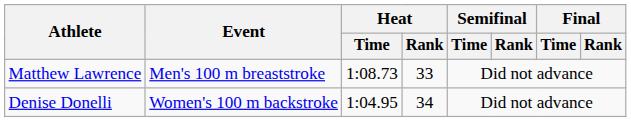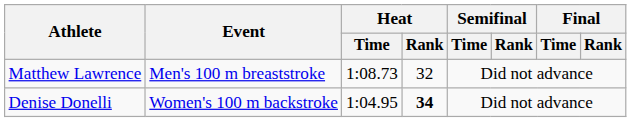(425, 74) 33 -> (425, 74) 32
(425, 102) normal -> (425, 102) bold
